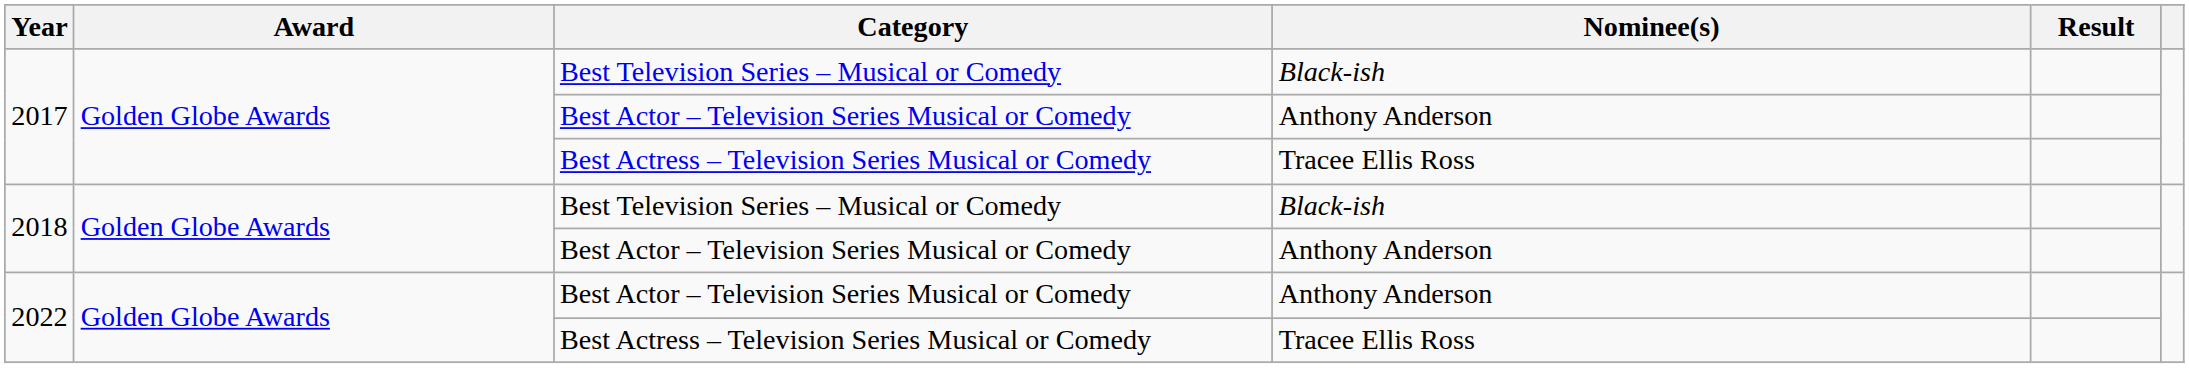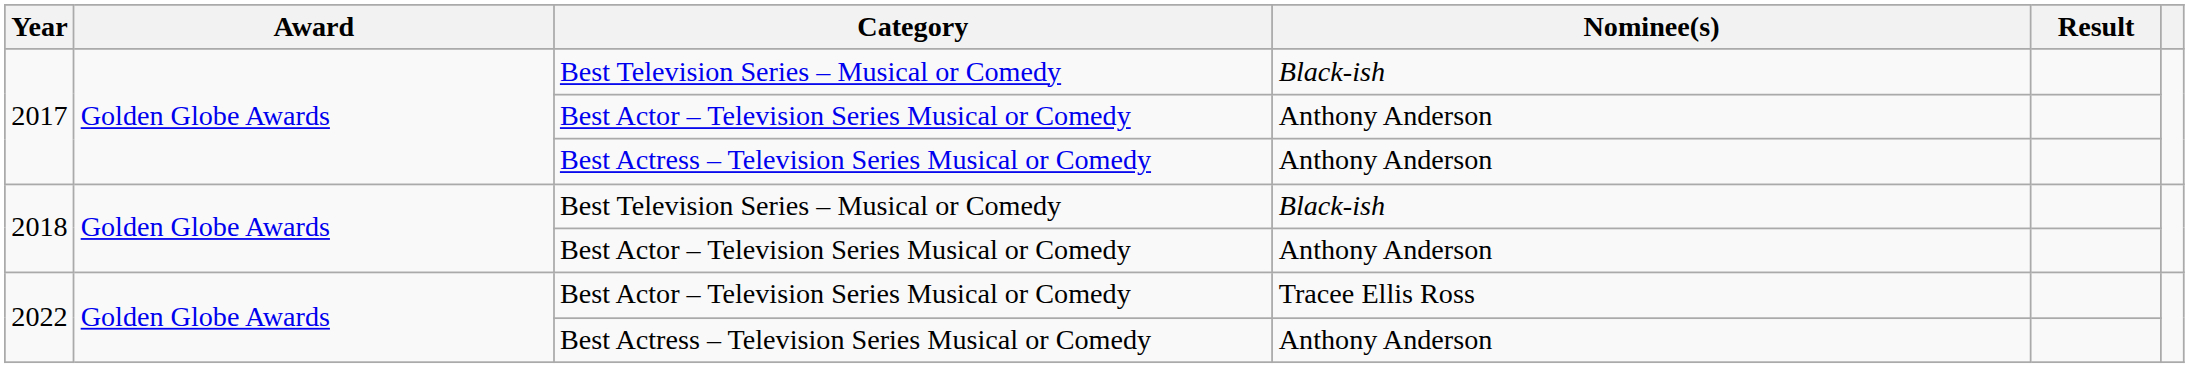(1377, 160) Tracee Ellis Ross -> (1386, 160) Anthony Anderson
(1386, 294) Anthony Anderson -> (1377, 294) Tracee Ellis Ross
(1377, 339) Tracee Ellis Ross -> (1386, 339) Anthony Anderson
